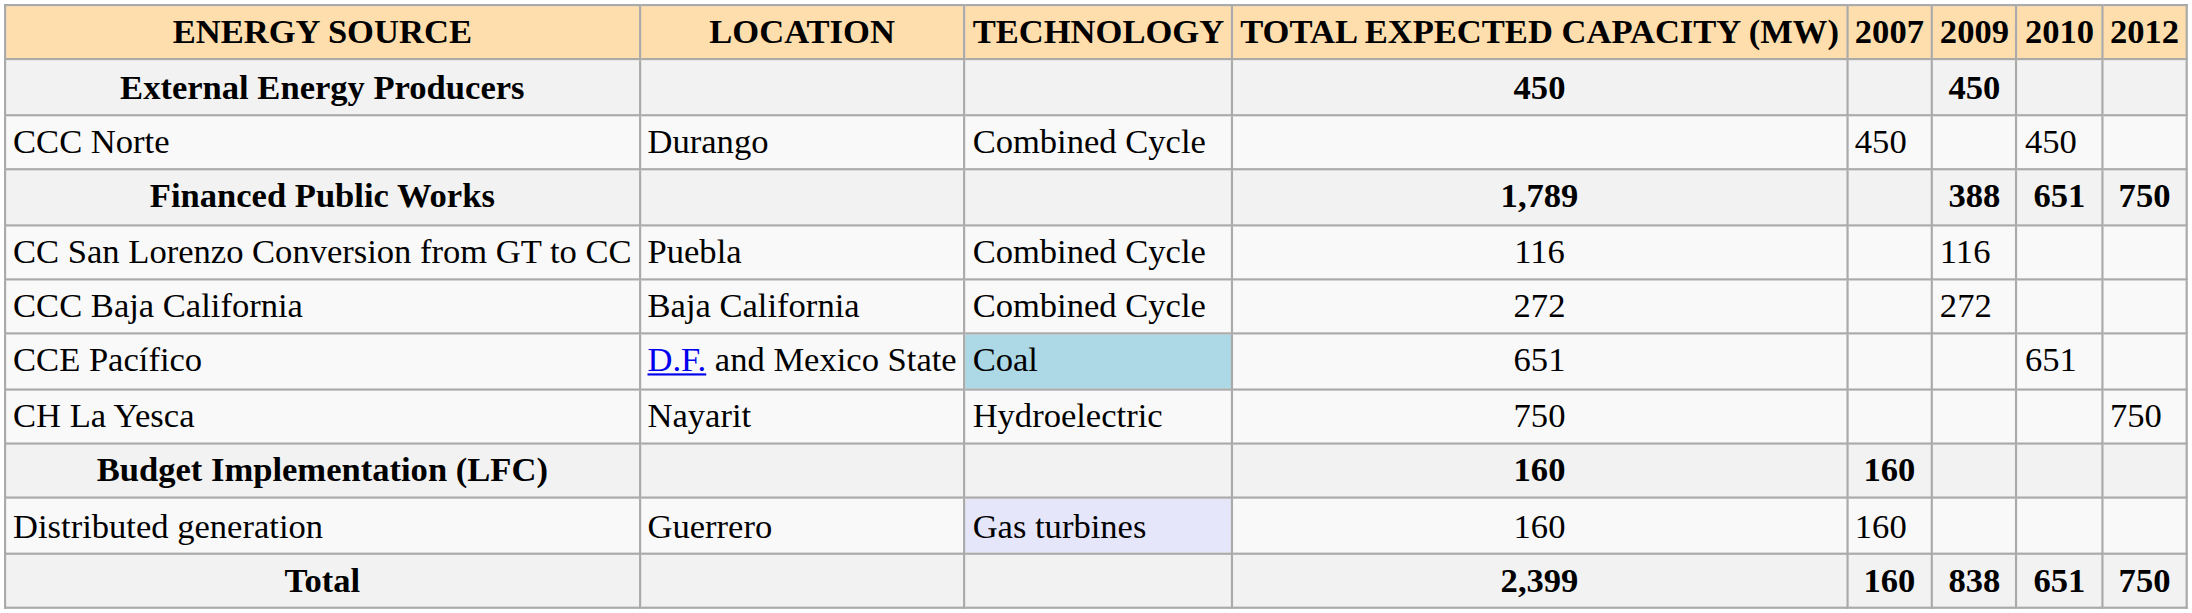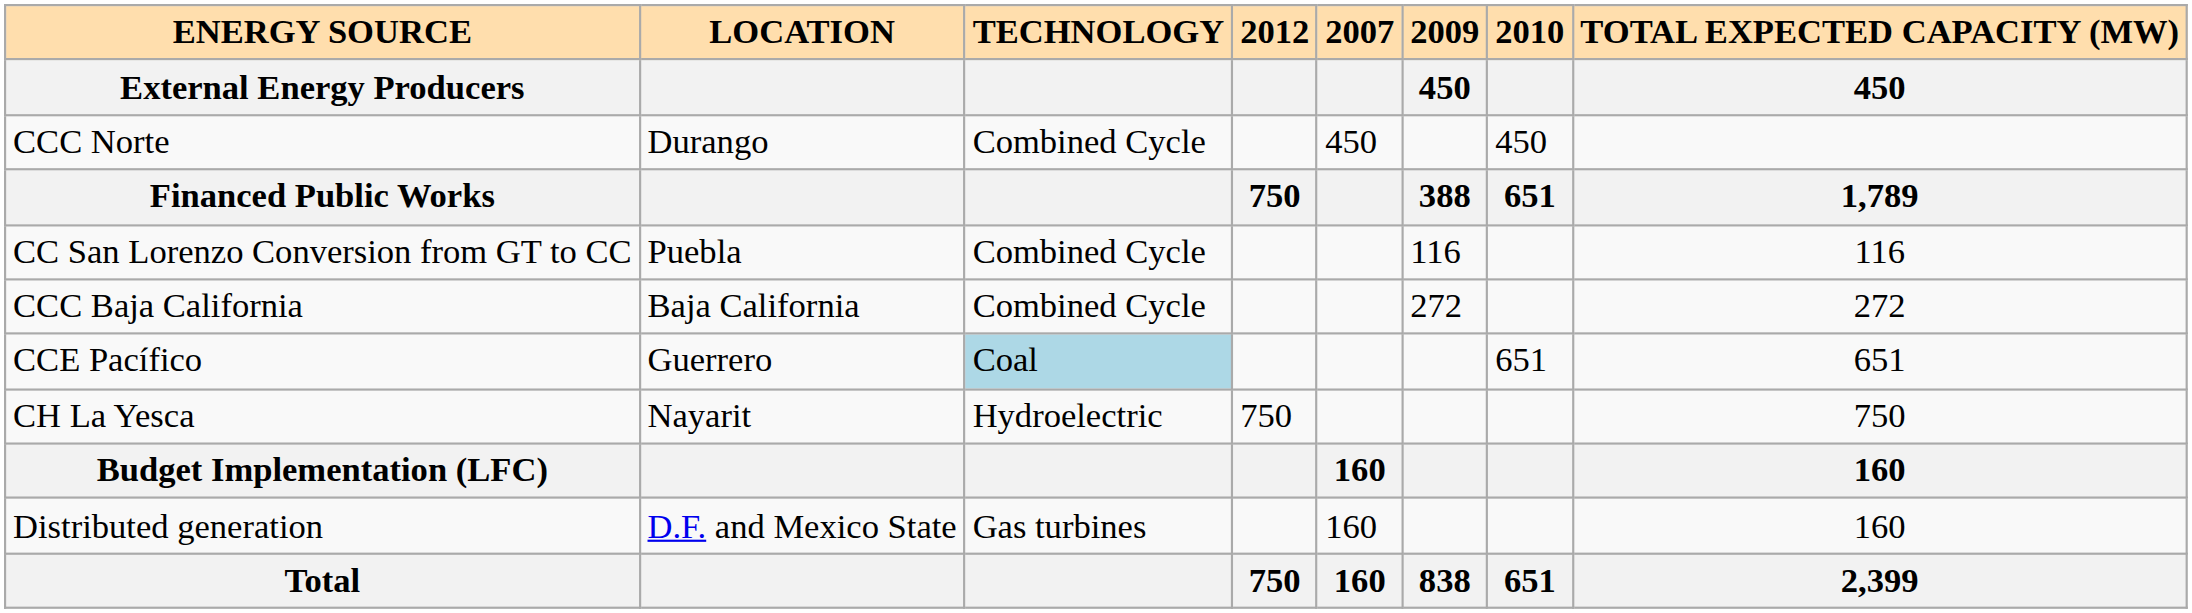columns swapped: (1539, 86) <-> (2145, 87)
(802, 360) D.F. and Mexico State -> (710, 360) Guerrero
(710, 525) Guerrero -> (802, 525) D.F. and Mexico State
(1059, 525) lavender background -> (1059, 525) no background
